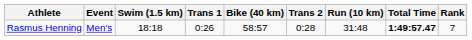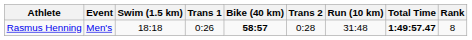(255, 28) normal -> (255, 28) bold
(453, 28) 7 -> (453, 28) 8
